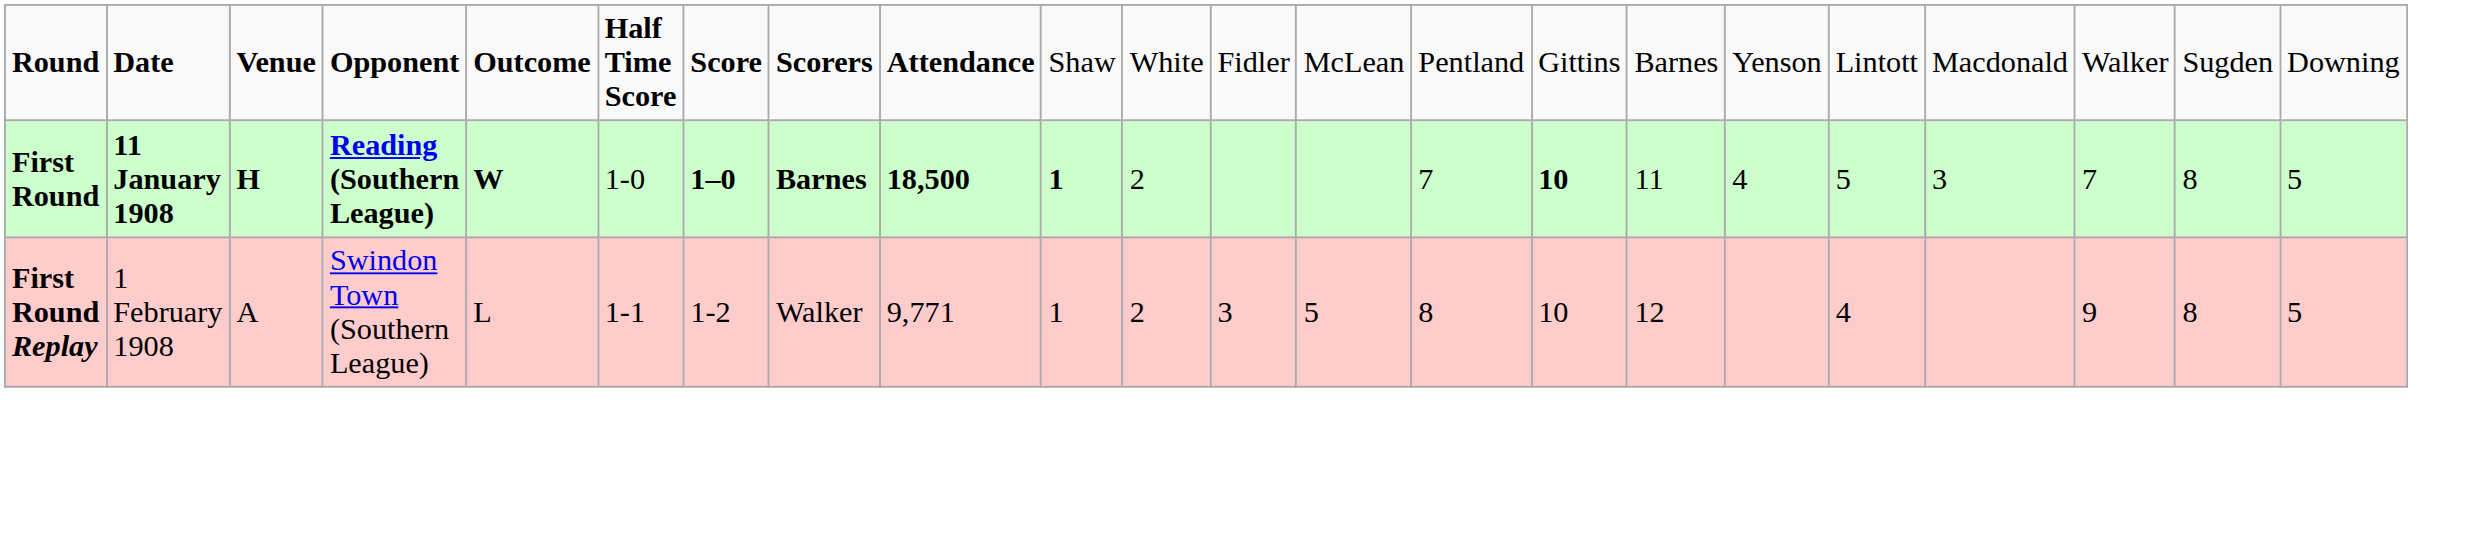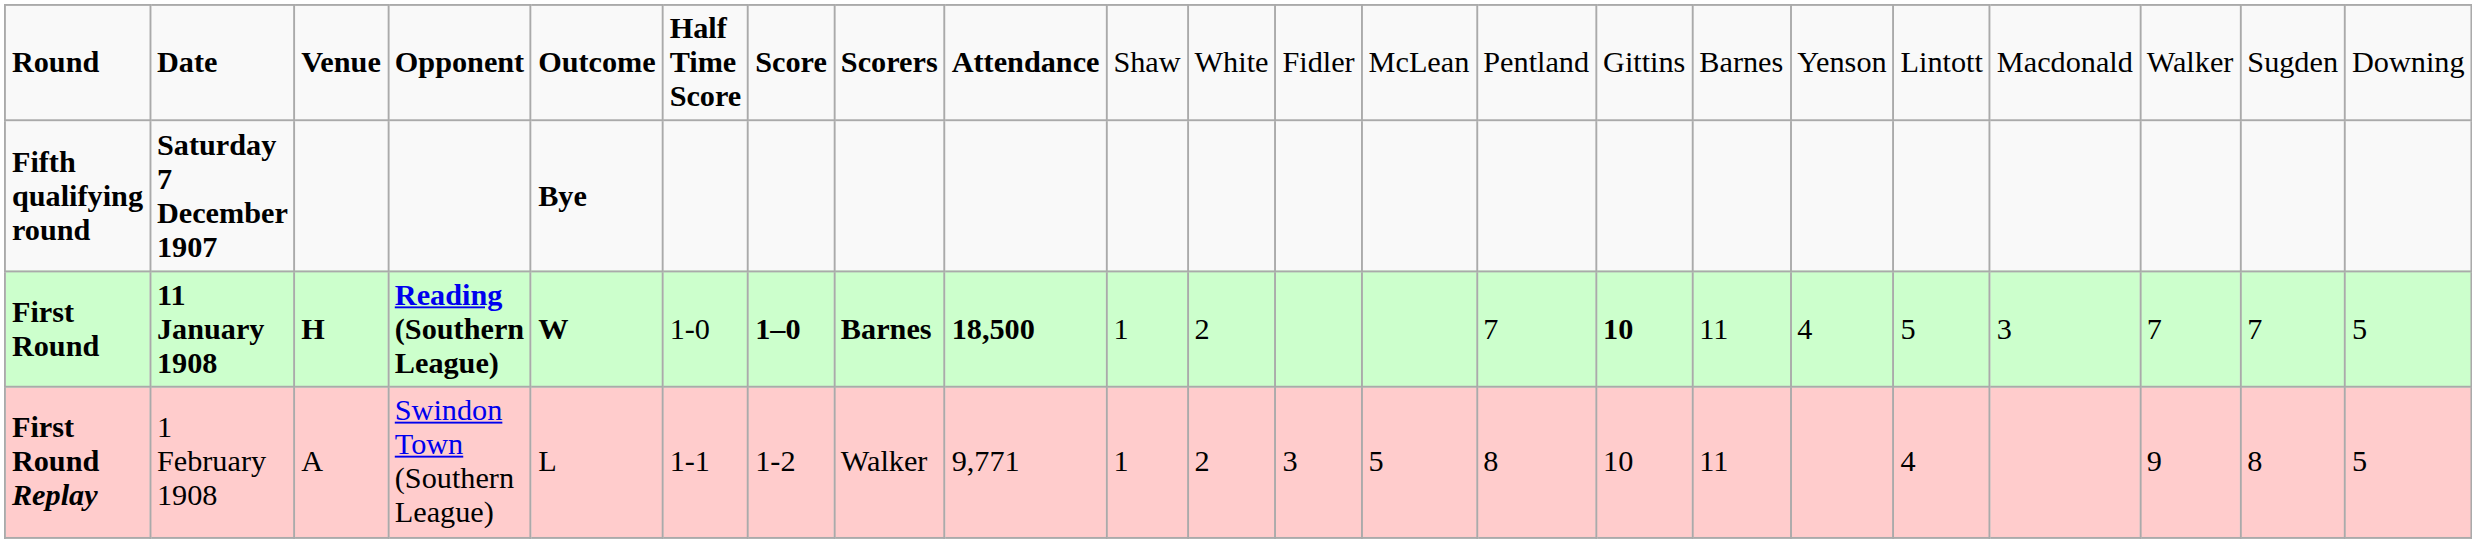+ row: (77, 195)
(1056, 178) bold -> (1121, 328) normal
(2190, 178) 8 -> (2255, 328) 7
(1650, 311) 12 -> (1714, 461) 11
